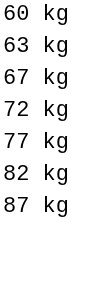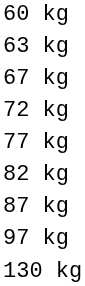+ row: (36, 239)
+ row: (43, 271)
